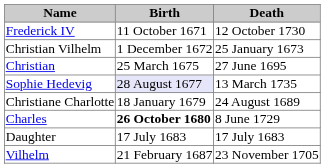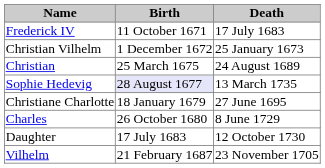(260, 30) 12 October 1730 -> (250, 30) 17 July 1683
(251, 66) 27 June 1695 -> (257, 66) 24 August 1689
(257, 101) 24 August 1689 -> (251, 101) 27 June 1695
(164, 119) bold -> (162, 119) normal
(250, 136) 17 July 1683 -> (260, 136) 12 October 1730
